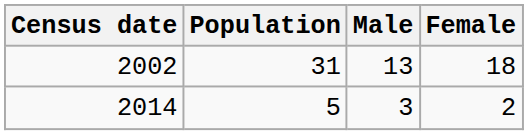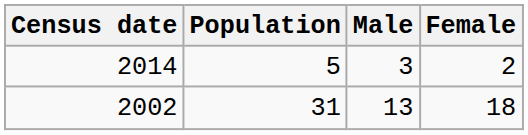rows swapped: (147, 67) <-> (147, 108)
